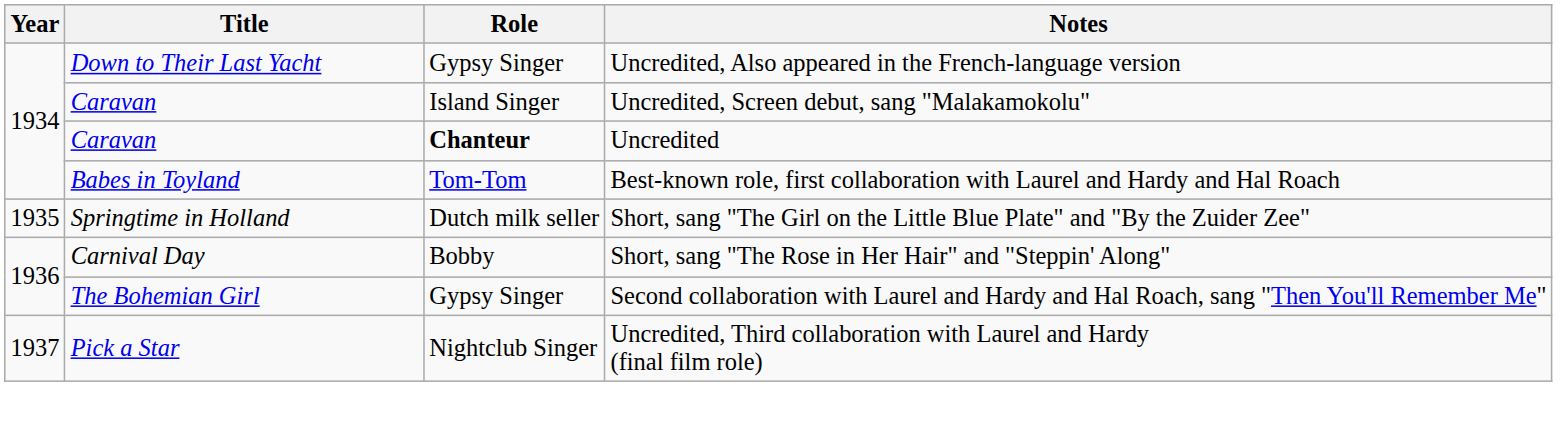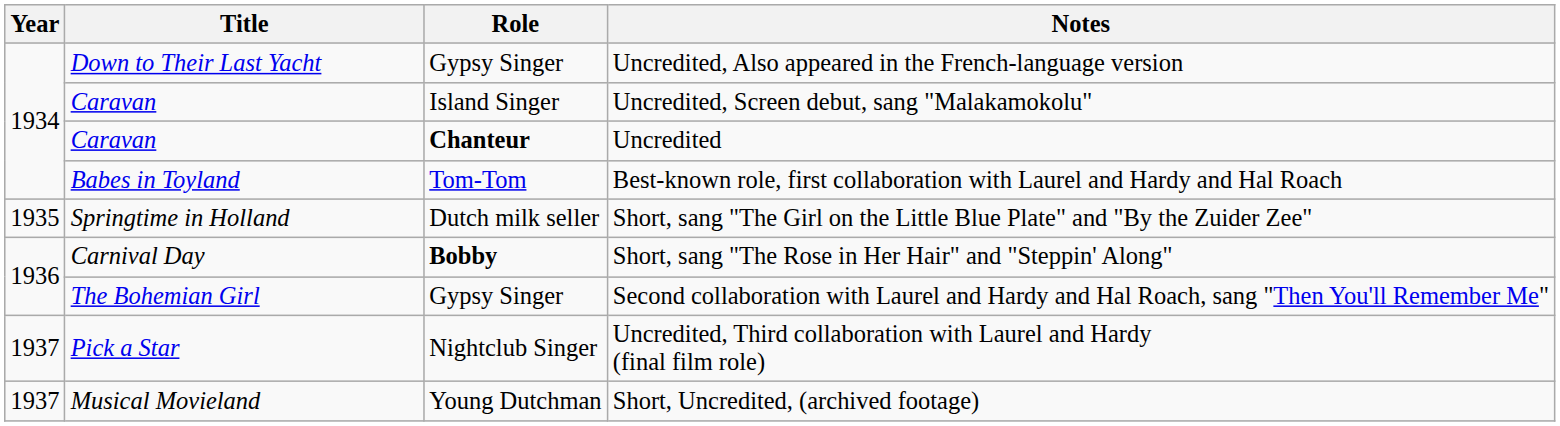(462, 256) normal -> (463, 256) bold
+ row: (796, 400)
